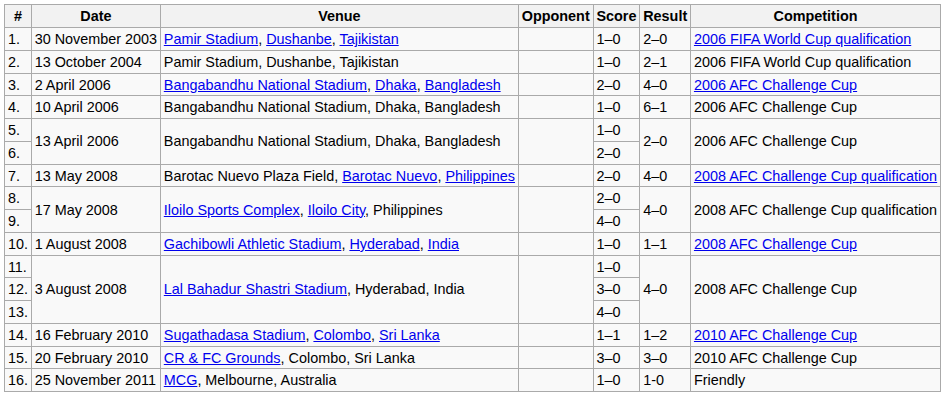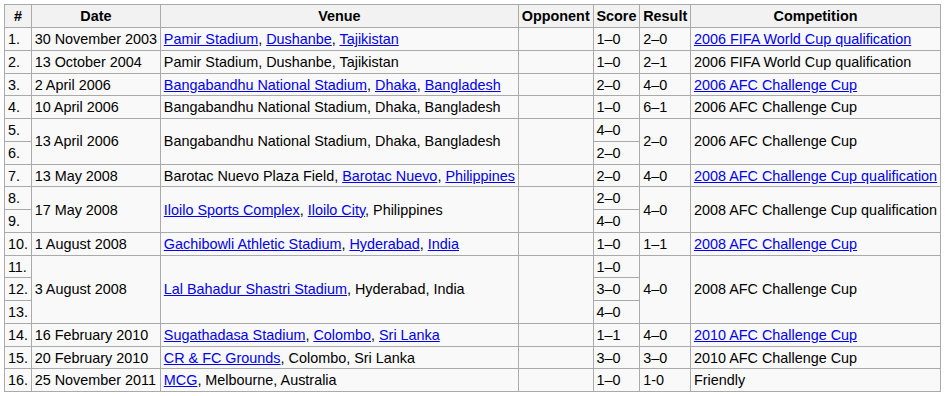(608, 130) 1–0 -> (608, 130) 4–0
(655, 335) 1–2 -> (655, 335) 4–0
